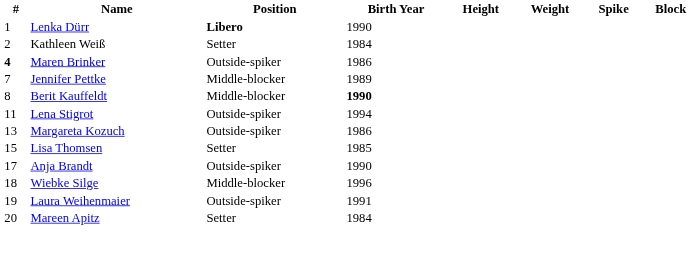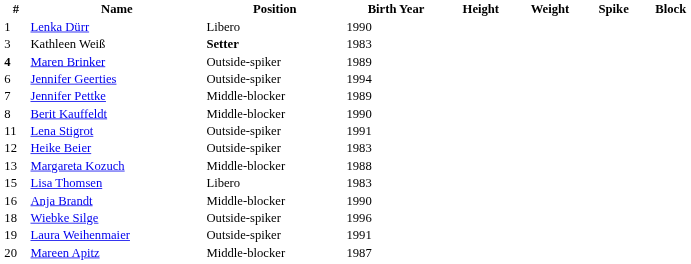(225, 26) bold -> (223, 26) normal
(8, 44) 2 -> (8, 44) 3
(221, 44) normal -> (223, 44) bold
(359, 44) 1984 -> (359, 44) 1983
(359, 61) 1986 -> (359, 61) 1989
+ row: (73, 79)
(359, 96) bold -> (359, 113) normal
(359, 113) 1994 -> (359, 131) 1991
+ row: (61, 148)
(244, 131) Outside-spiker -> (246, 166) Middle-blocker
(359, 131) 1986 -> (359, 166) 1988
(221, 148) Setter -> (223, 183) Libero
(359, 148) 1985 -> (359, 183) 1983
(11, 166) 17 -> (11, 200) 16
(244, 166) Outside-spiker -> (246, 200) Middle-blocker
(246, 183) Middle-blocker -> (244, 218) Outside-spiker
(221, 218) Setter -> (246, 252) Middle-blocker
(359, 218) 1984 -> (359, 252) 1987
